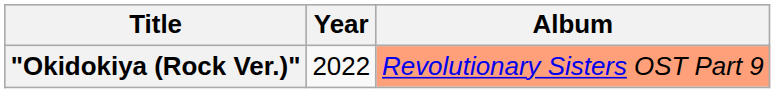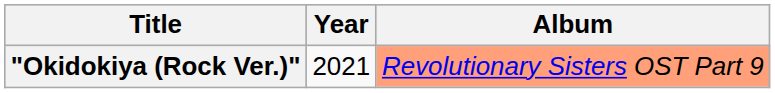(341, 66) 2022 -> (341, 66) 2021
